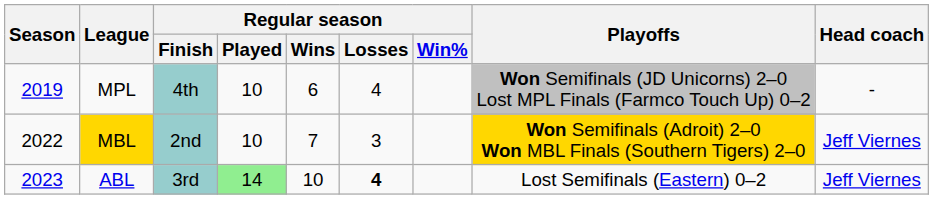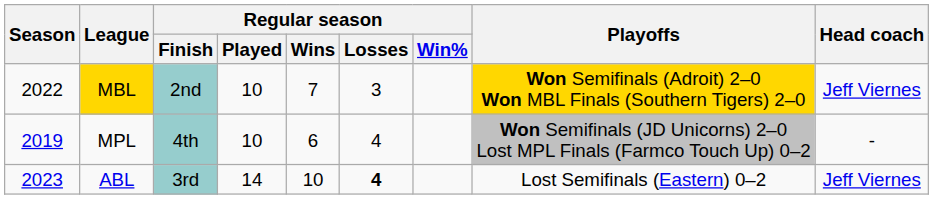rows swapped: (117, 89) <-> (117, 140)
(252, 180) lightgreen background -> (252, 180) no background
